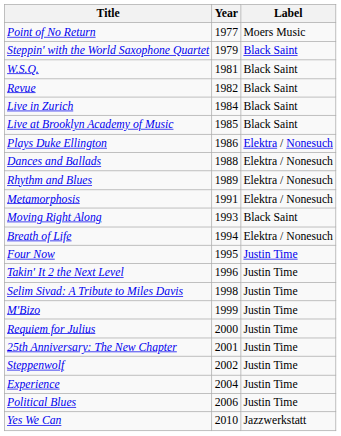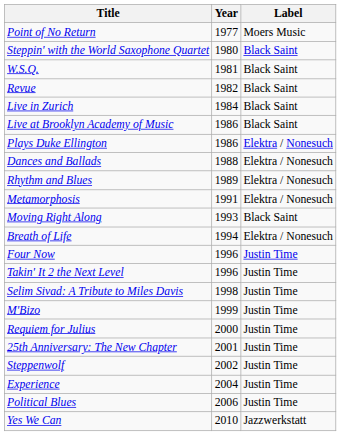(226, 50) 1979 -> (226, 50) 1980
(226, 124) 1985 -> (226, 124) 1986
(226, 254) 1995 -> (226, 254) 1996
